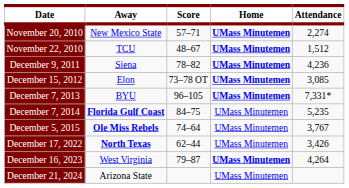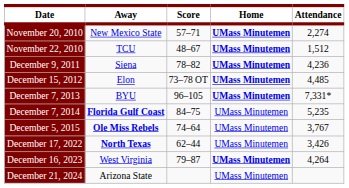(318, 80) 3,085 -> (318, 80) 4,485
